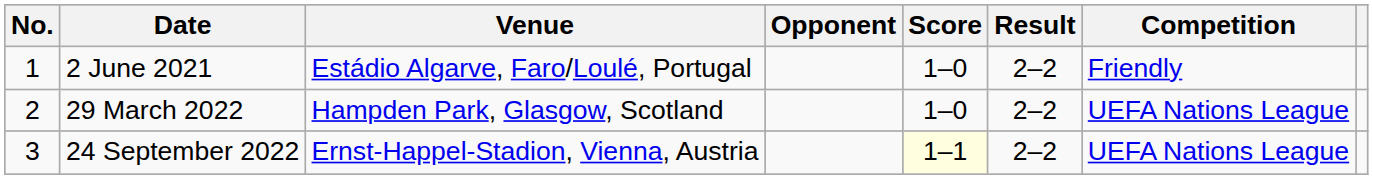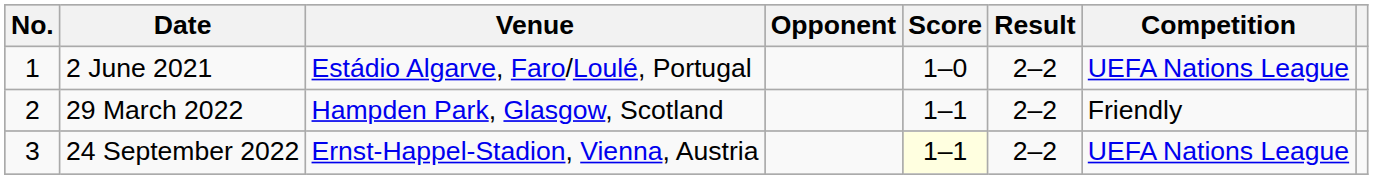(1135, 67) Friendly -> (1218, 67) UEFA Nations League
(945, 109) 1–0 -> (945, 109) 1–1
(1218, 109) UEFA Nations League -> (1135, 109) Friendly
